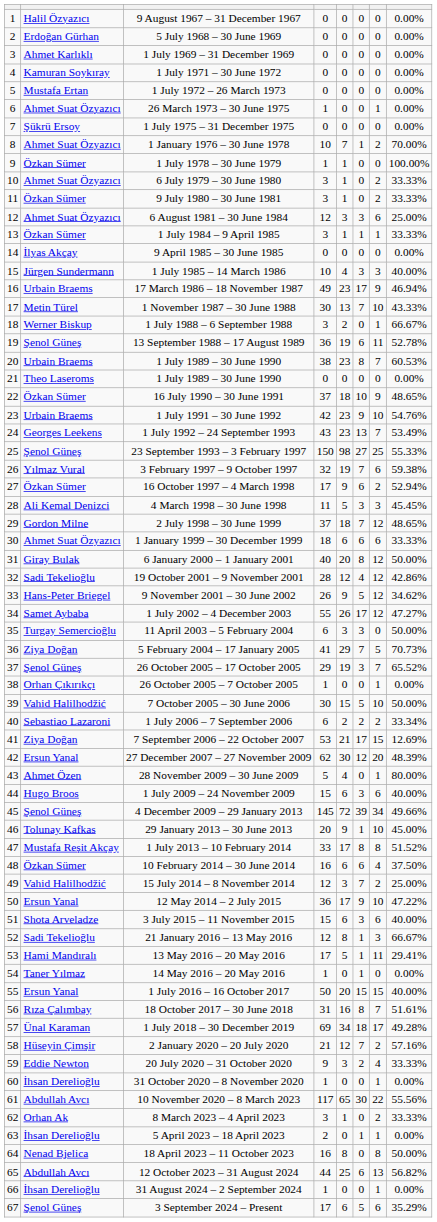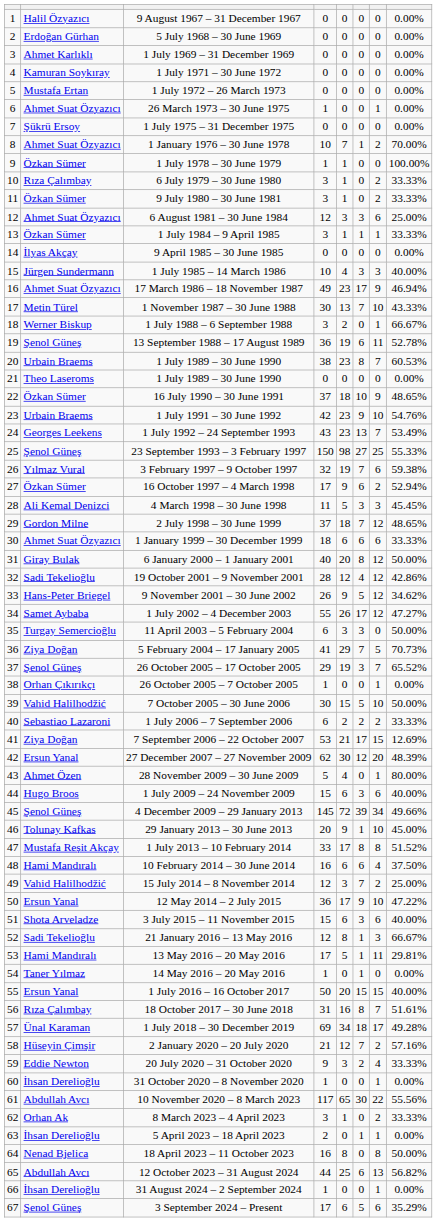(72, 180) Ahmet Suat Özyazıcı -> (57, 180) Rıza Çalımbay
(58, 288) Urbain Braems -> (72, 288) Ahmet Suat Özyazıcı
(409, 721) 33.34% -> (409, 721) 33.33%
(55, 865) Özkan Sümer -> (60, 865) Hami Mandıralı
(409, 955) 29.41% -> (409, 955) 29.81%
